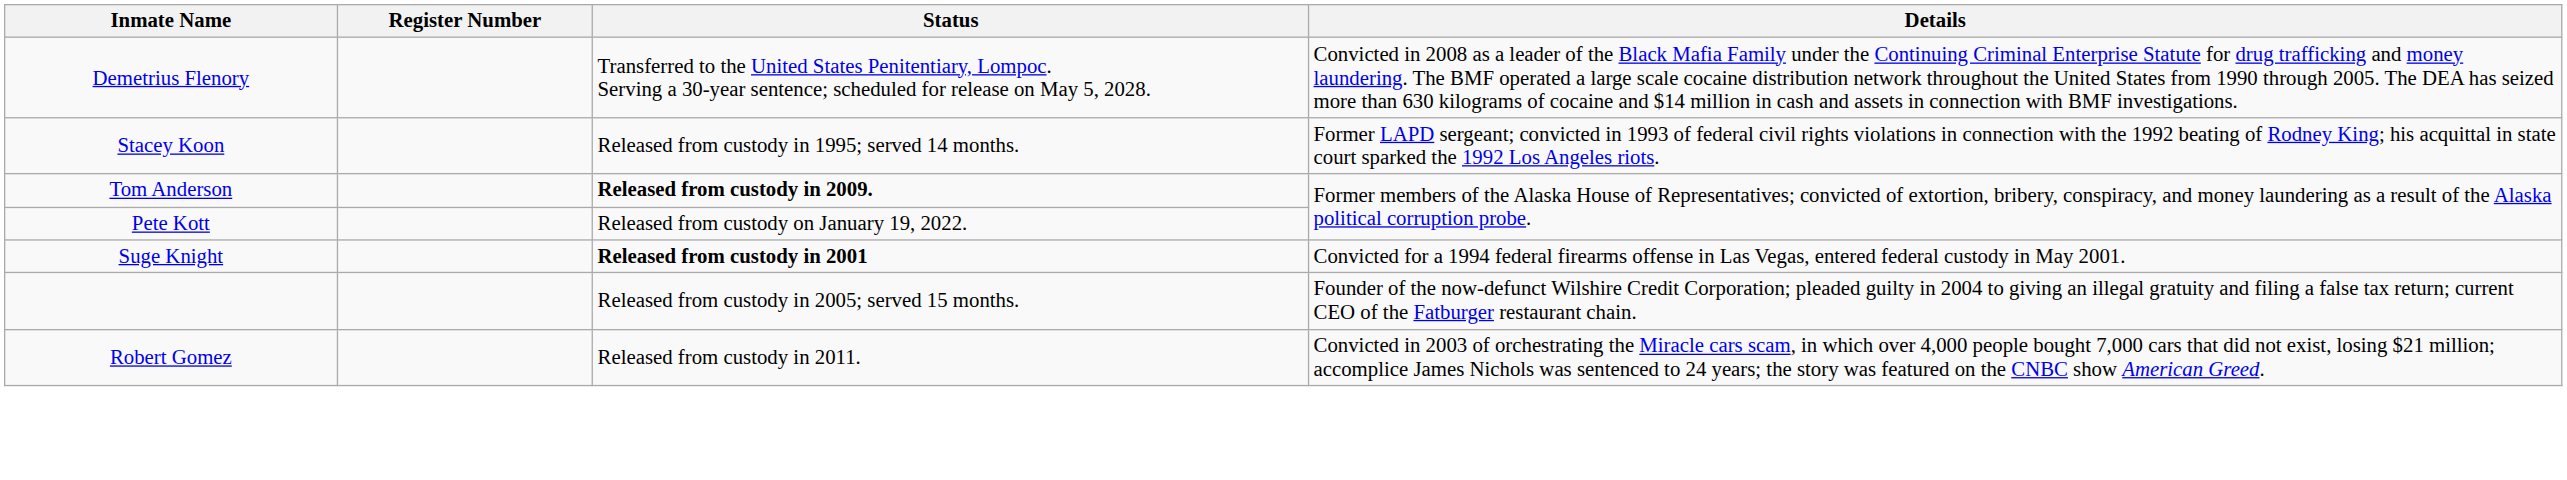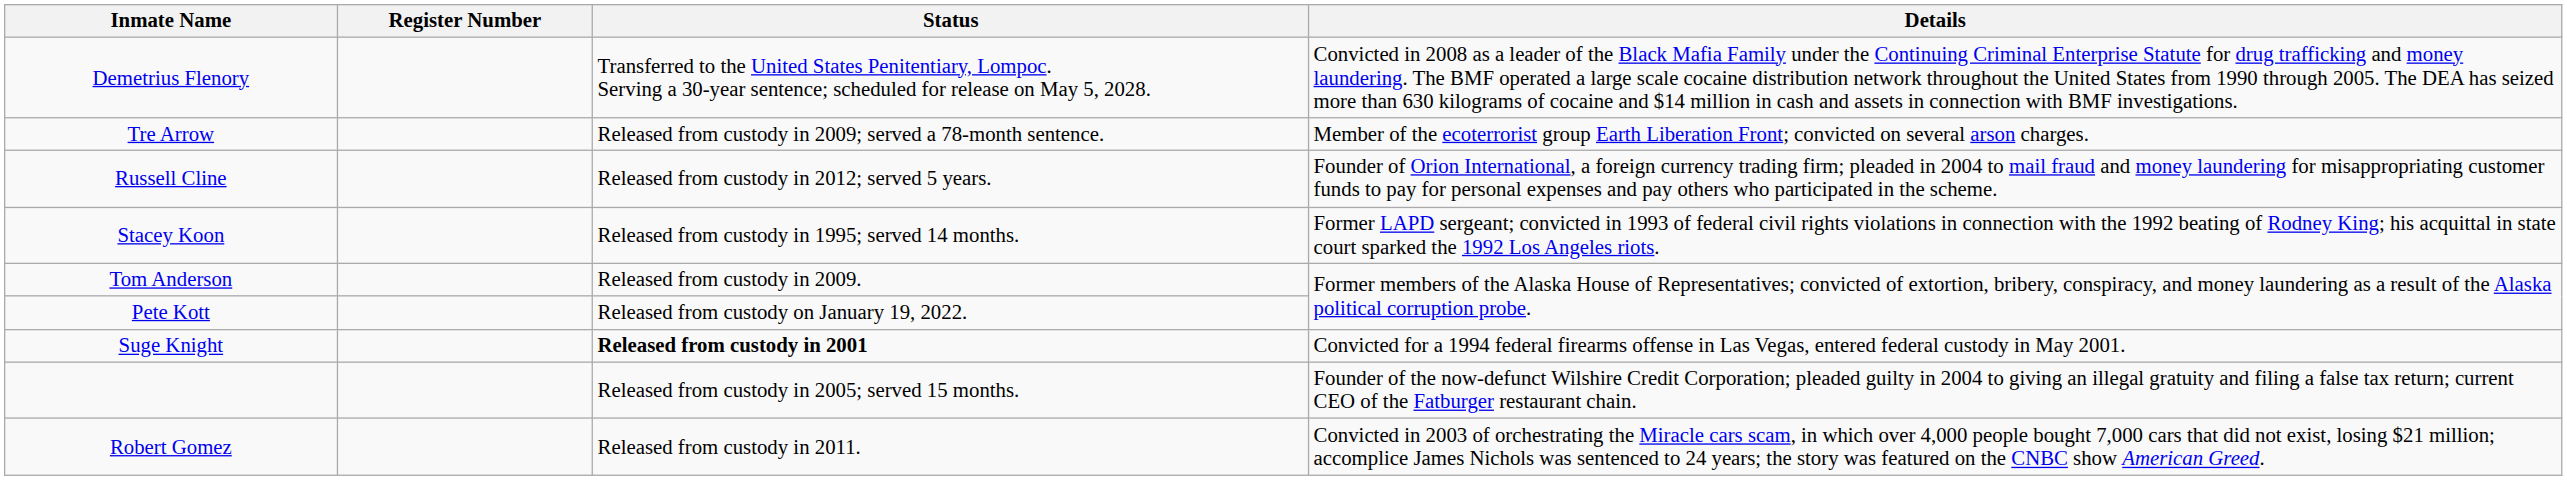+ row: (171, 133)
+ row: (171, 178)
(735, 190) bold -> (730, 279) normal
